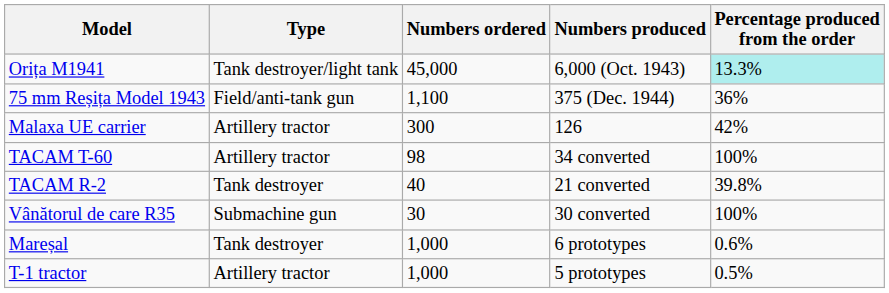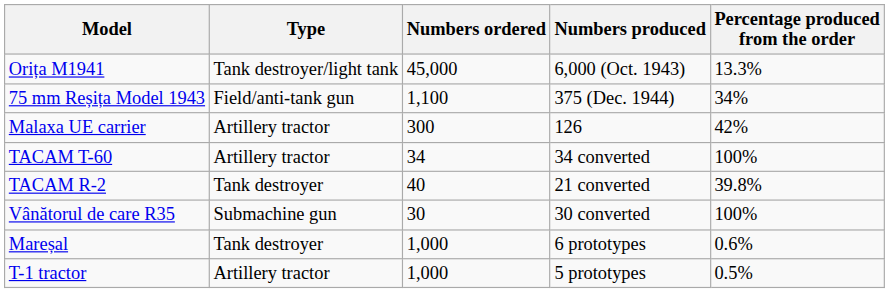(738, 68) paleturquoise background -> (738, 68) no background
(731, 98) 36% -> (731, 98) 34%
(416, 156) 98 -> (416, 156) 34
